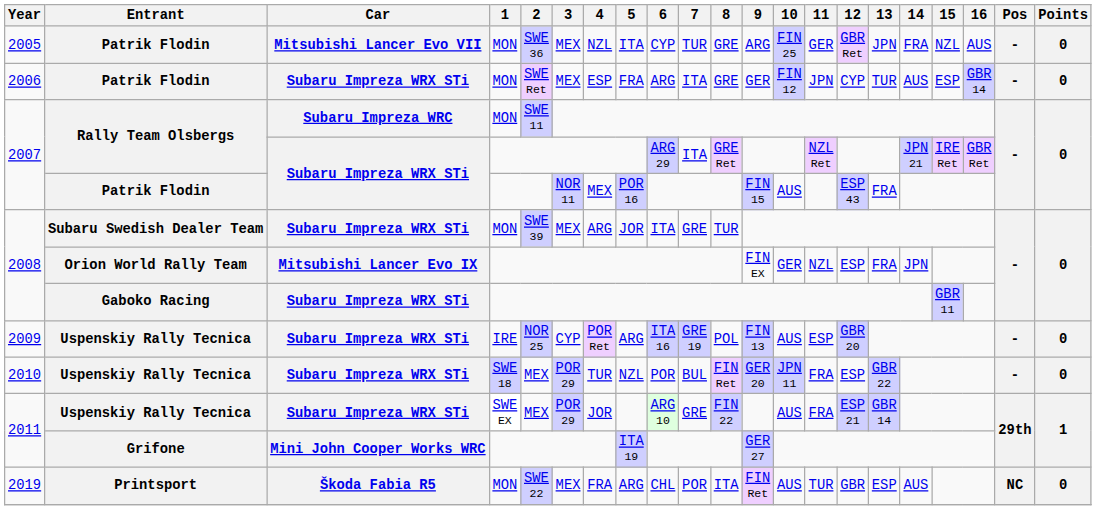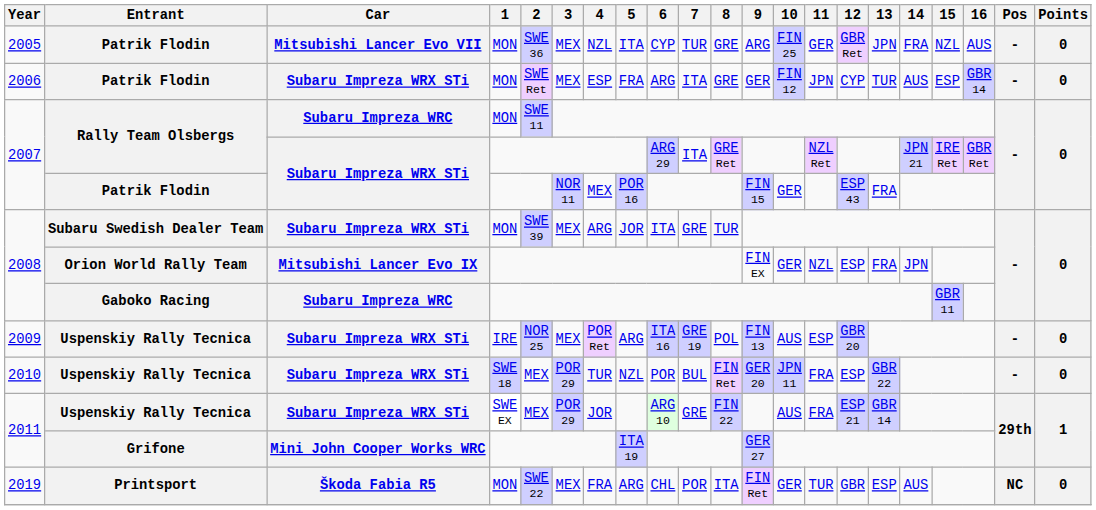(789, 192) AUS -> (789, 192) GER
(378, 302) Subaru Impreza WRX STi -> (378, 302) Subaru Impreza WRC
(568, 339) CYP -> (568, 339) MEX
(789, 486) AUS -> (789, 486) GER
